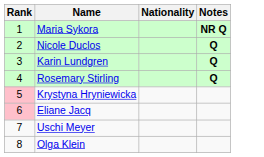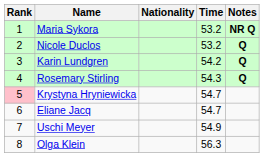+ column: (211, 12)
(19, 111) pink background -> (19, 111) no background
